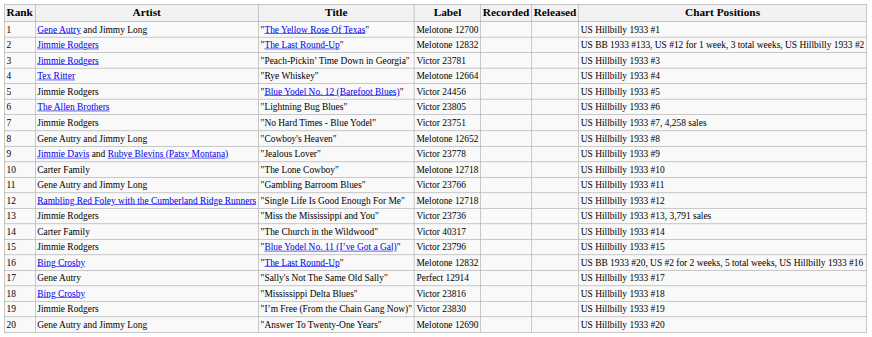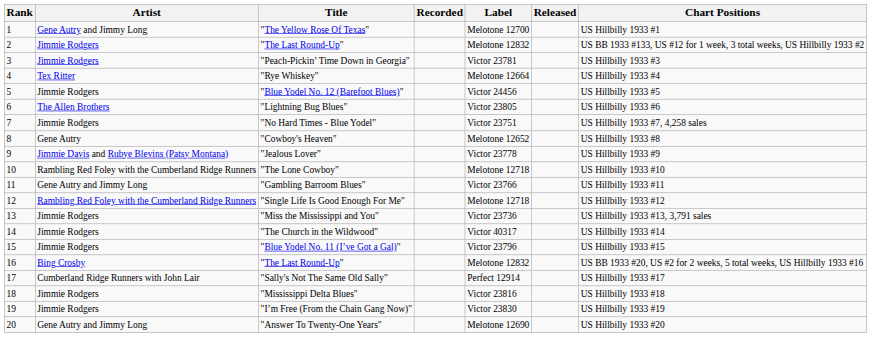columns swapped: (447, 13) <-> (506, 13)
(92, 138) Gene Autry and Jimmy Long -> (59, 138) Gene Autry
(64, 169) Carter Family -> (147, 169) Rambling Red Foley with the Cumberland Ridge Runners
(64, 231) Carter Family -> (68, 231) Jimmie Rodgers
(59, 278) Gene Autry -> (118, 278) Cumberland Ridge Runners with John Lair
(61, 294) Bing Crosby -> (68, 294) Jimmie Rodgers
